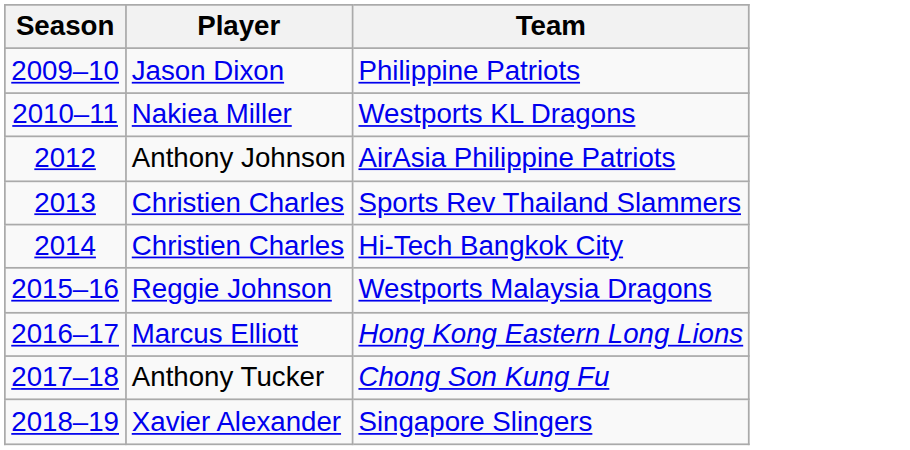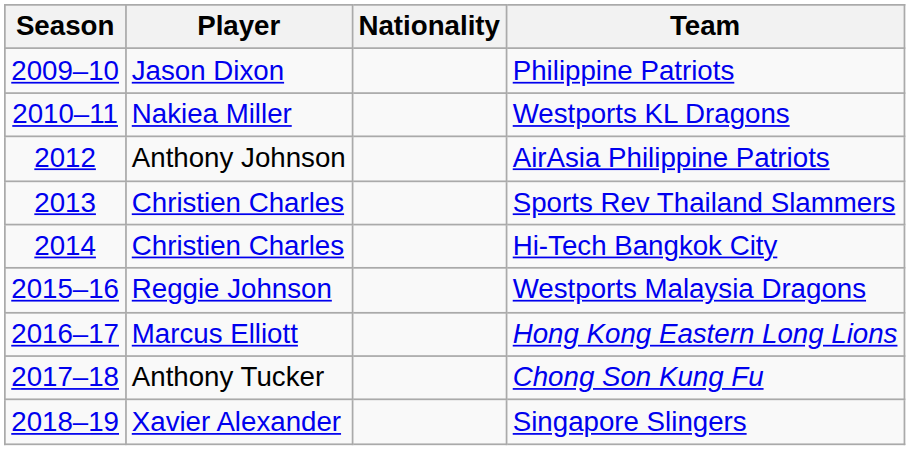+ column: (429, 26)
